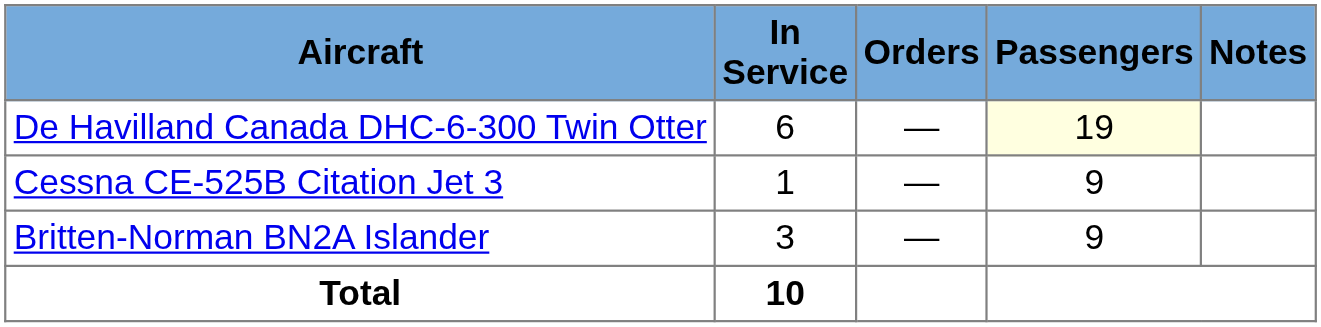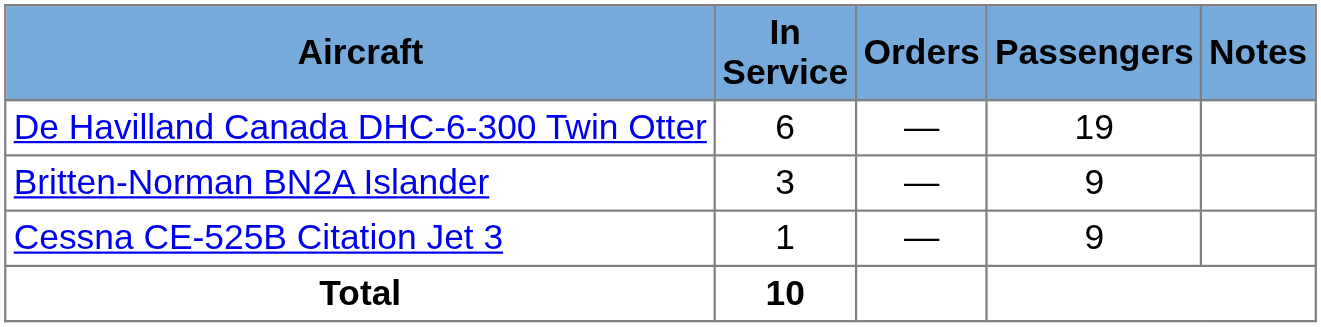(1094, 127) lightyellow background -> (1094, 127) no background
rows swapped: (252, 237) <-> (258, 182)
